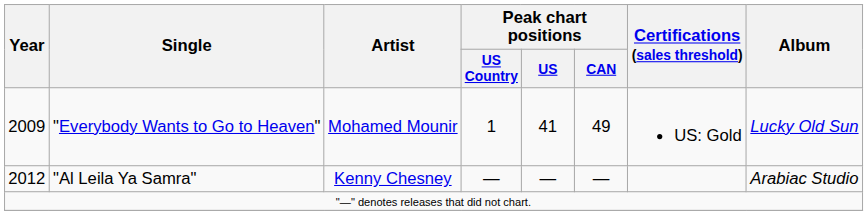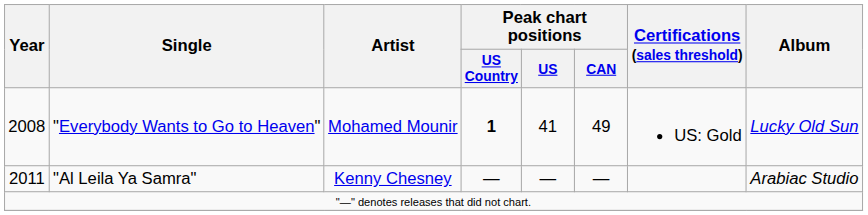(27, 126) 2009 -> (27, 126) 2008
(491, 126) normal -> (491, 126) bold
(27, 178) 2012 -> (27, 178) 2011
